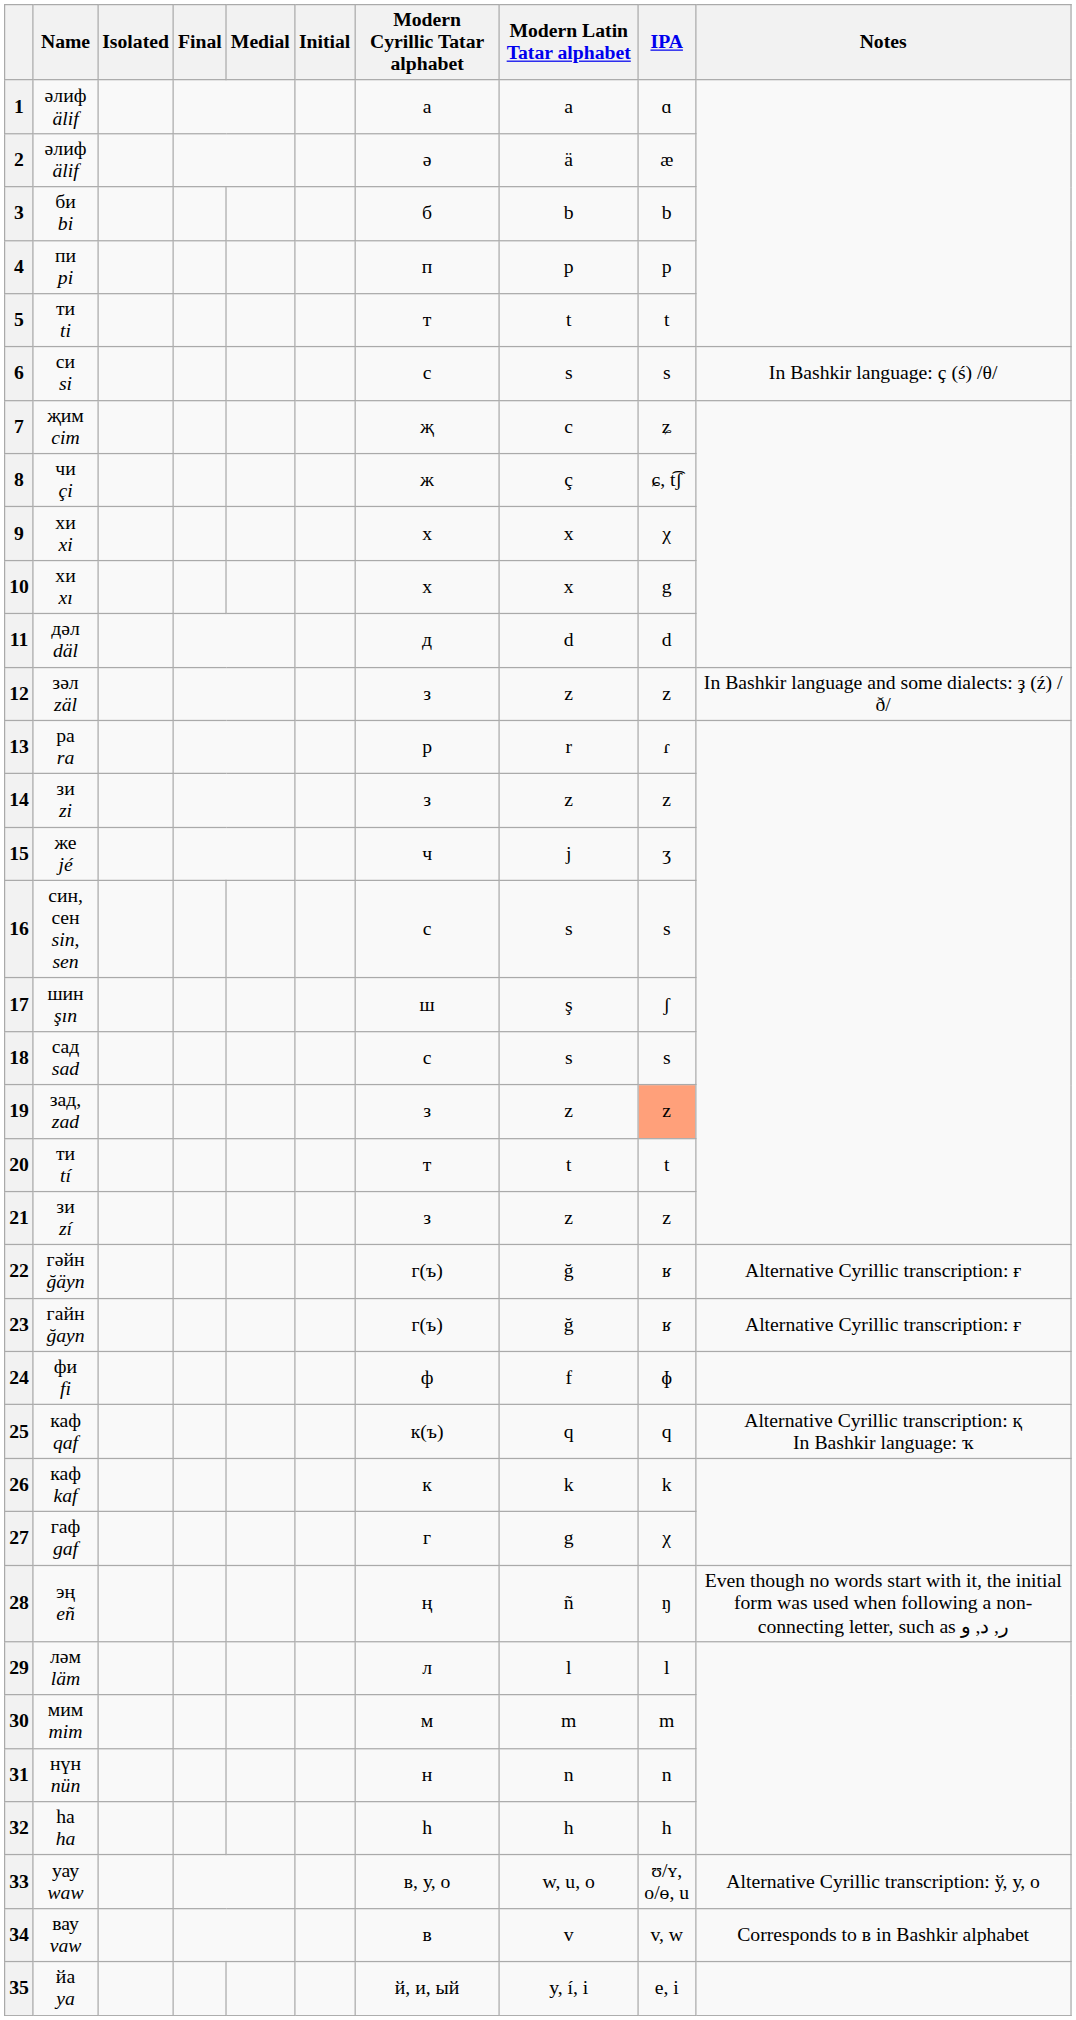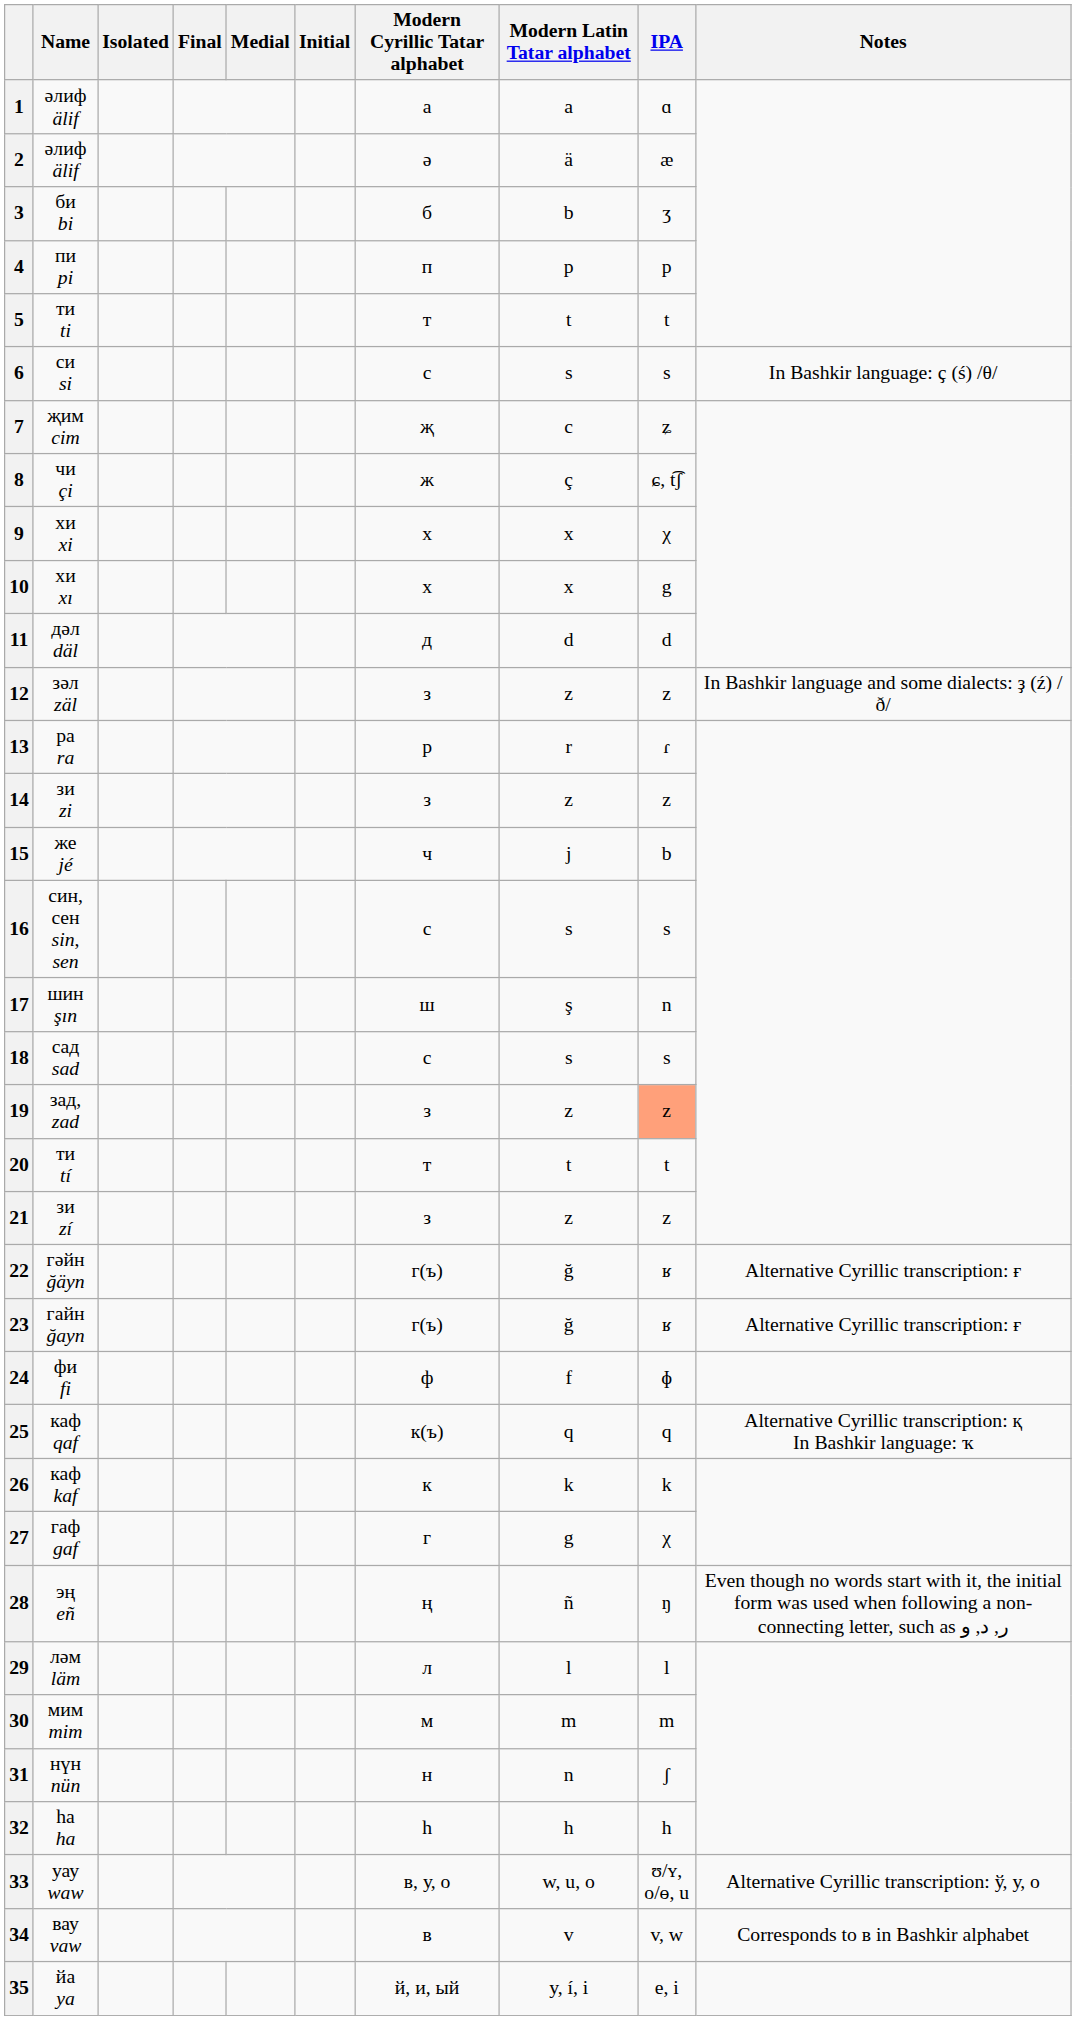(667, 213) b -> (667, 213) ʒ
(667, 853) ʒ -> (667, 853) b
(667, 1004) ʃ -> (667, 1004) n
(667, 1774) n -> (667, 1774) ʃ
